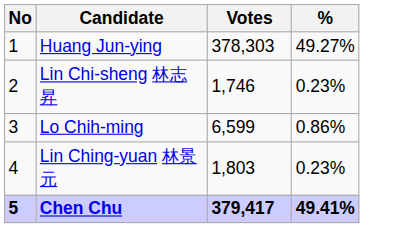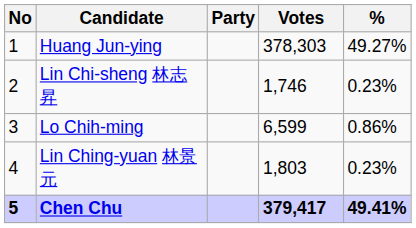+ column: (233, 18)
